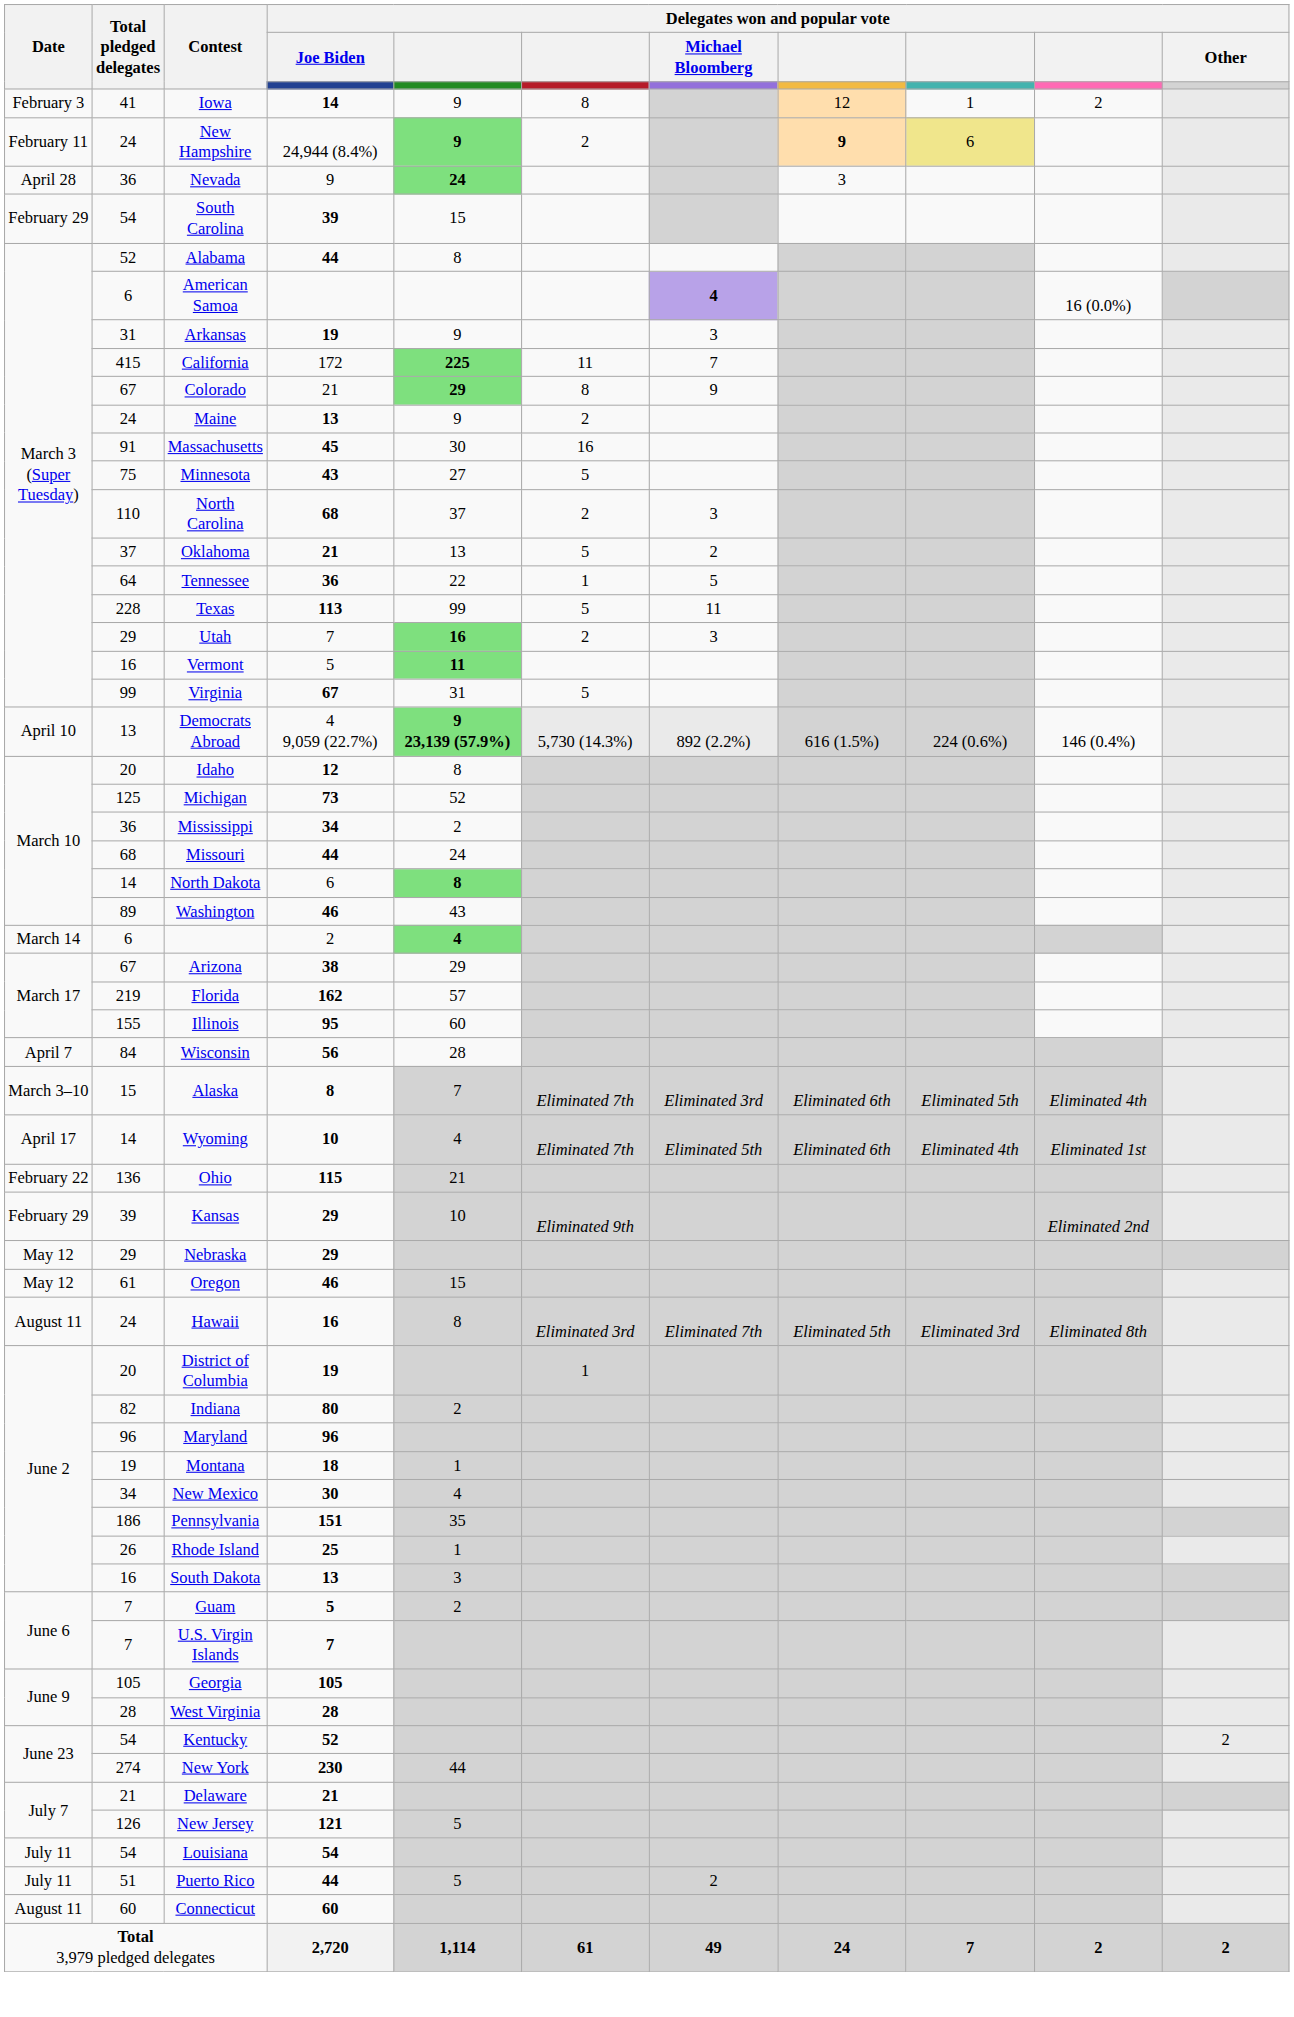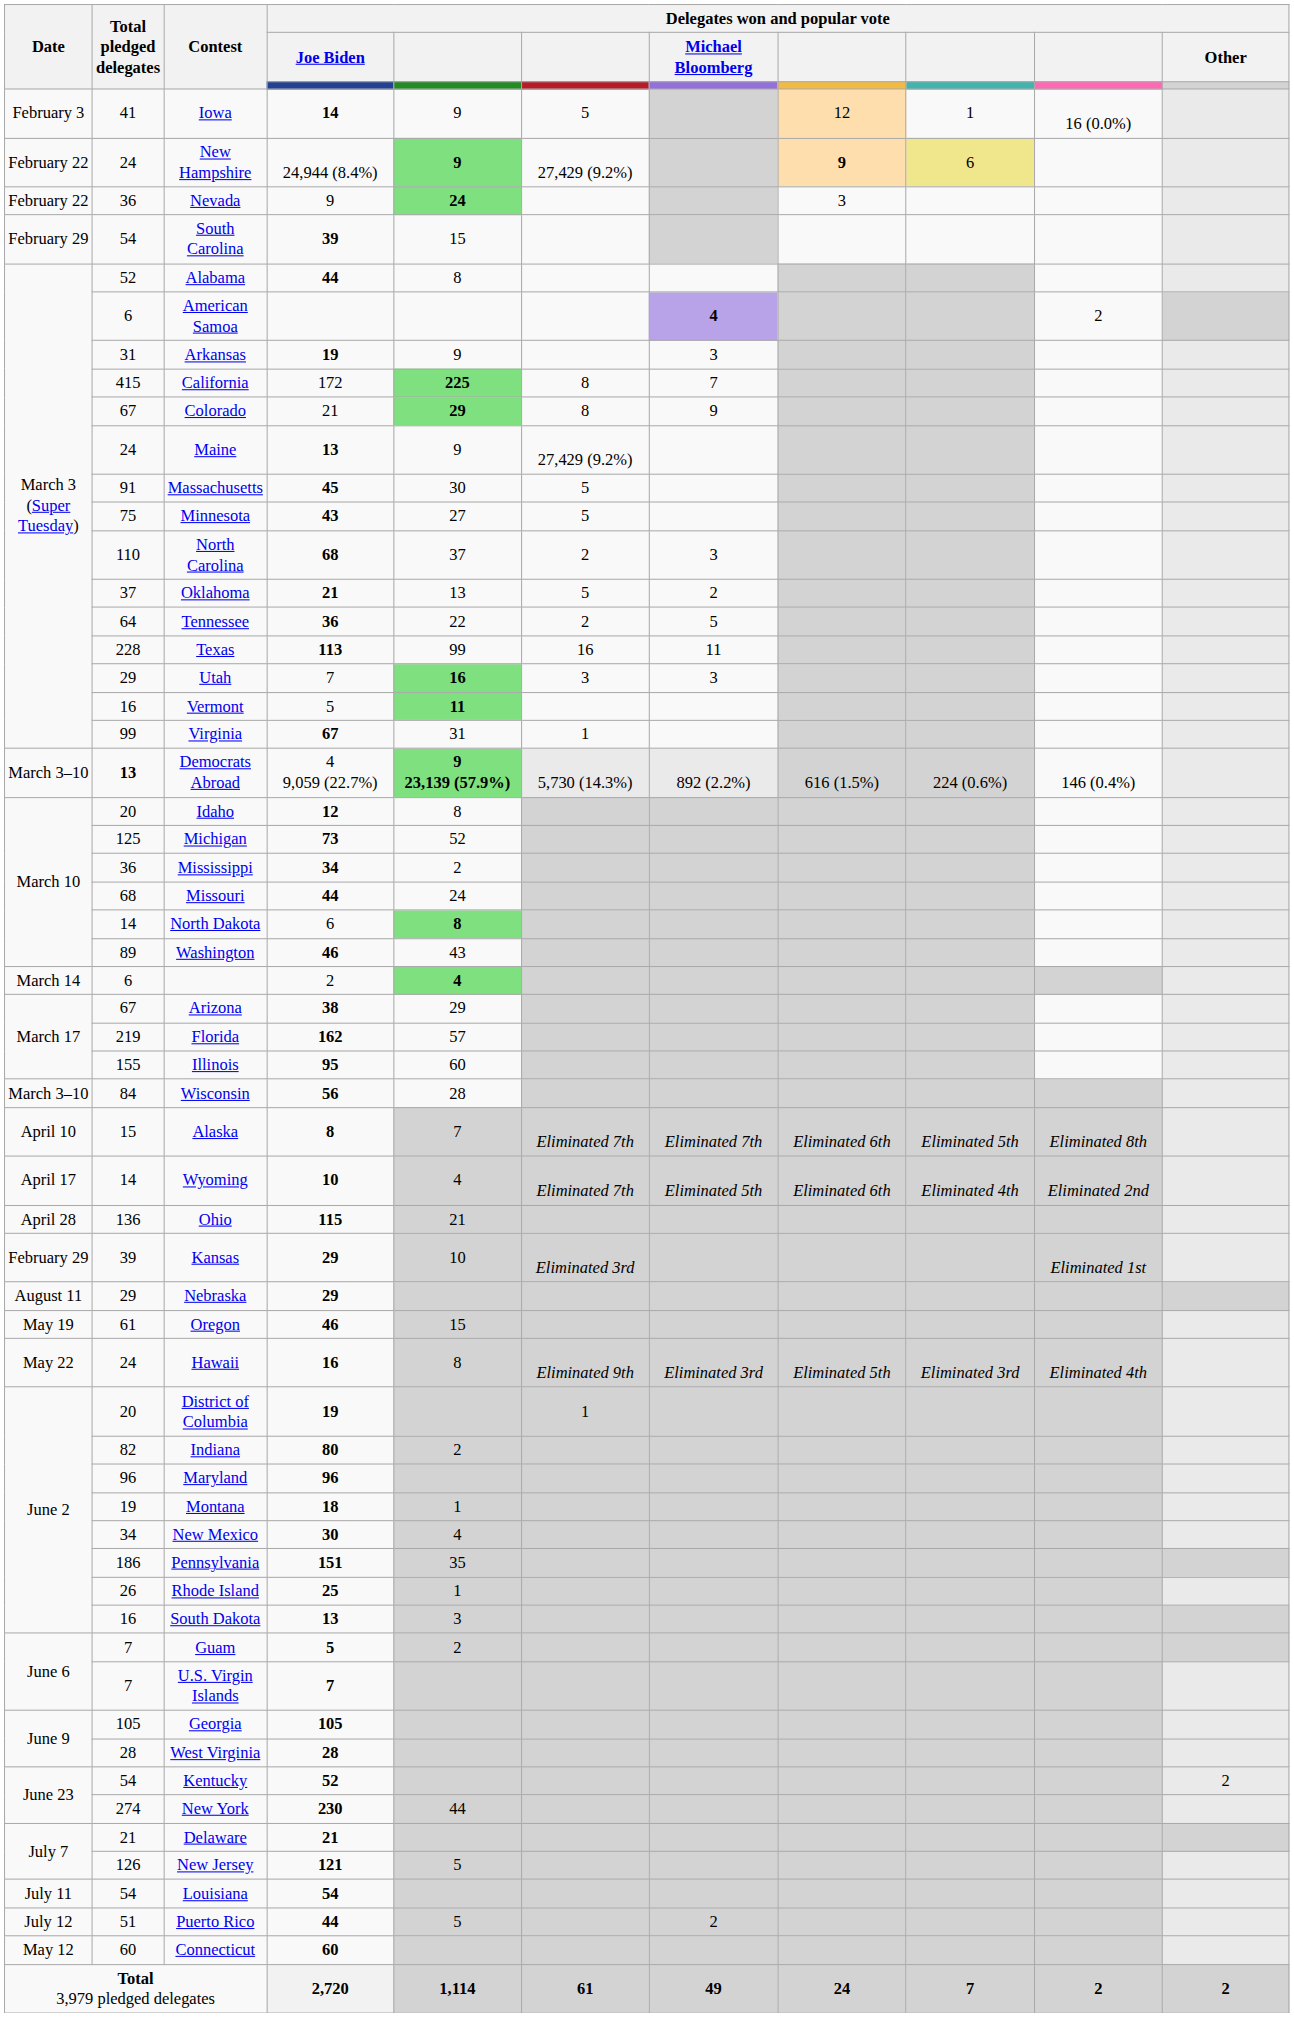(585, 103) 8 -> (585, 113) 5
(1098, 103) 2 -> (1098, 123) 16 (0.0%)
(48, 141) February 11 -> (48, 162) February 22
(585, 141) 2 -> (585, 172) 27,429 (9.2%)
(48, 180) April 28 -> (48, 200) February 22
(1098, 305) 16 (0.0%) -> (1098, 316) 2
(585, 362) 11 -> (585, 382) 8
(585, 418) 2 -> (585, 459) 27,429 (9.2%)
(585, 446) 16 -> (585, 488) 5
(585, 580) 1 -> (585, 621) 2
(585, 608) 5 -> (585, 649) 16
(585, 636) 2 -> (585, 677) 3
(585, 693) 5 -> (585, 734) 1
(48, 731) April 10 -> (48, 772) March 3–10
(128, 731) normal -> (128, 772) bold
(48, 1052) April 7 -> (48, 1093) March 3–10
(48, 1090) March 3–10 -> (48, 1131) April 10
(714, 1100) Eliminated 3rd -> (714, 1142) Eliminated 7th
(1098, 1100) Eliminated 4th -> (1098, 1142) Eliminated 8th
(1098, 1149) Eliminated 1st -> (1098, 1190) Eliminated 2nd
(48, 1177) February 22 -> (48, 1219) April 28
(585, 1226) Eliminated 9th -> (585, 1267) Eliminated 3rd
(1098, 1226) Eliminated 2nd -> (1098, 1267) Eliminated 1st
(48, 1254) May 12 -> (48, 1296) August 11
(48, 1283) May 12 -> (48, 1324) May 19
(48, 1321) August 11 -> (48, 1362) May 22
(585, 1331) Eliminated 3rd -> (585, 1373) Eliminated 9th
(714, 1331) Eliminated 7th -> (714, 1373) Eliminated 3rd
(1098, 1331) Eliminated 8th -> (1098, 1373) Eliminated 4th
(48, 1880) July 11 -> (48, 1921) July 12
(48, 1908) August 11 -> (48, 1949) May 12
